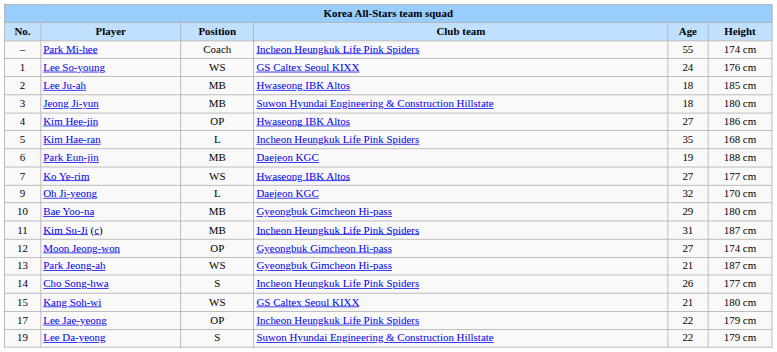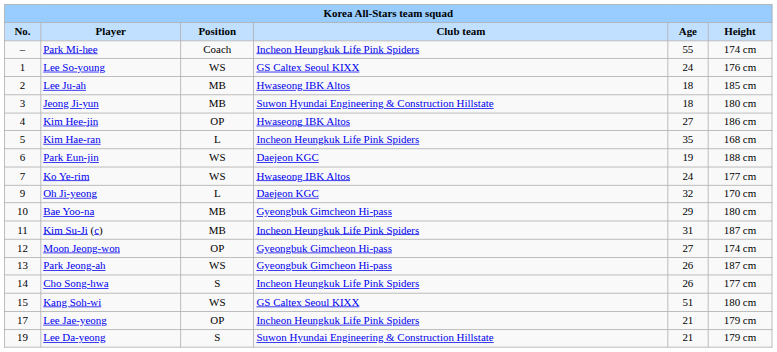(217, 158) MB -> (217, 158) WS
(688, 176) 27 -> (688, 176) 24
(688, 266) 21 -> (688, 266) 26
(688, 302) 21 -> (688, 302) 51
(688, 320) 22 -> (688, 320) 21
(688, 338) 22 -> (688, 338) 21
